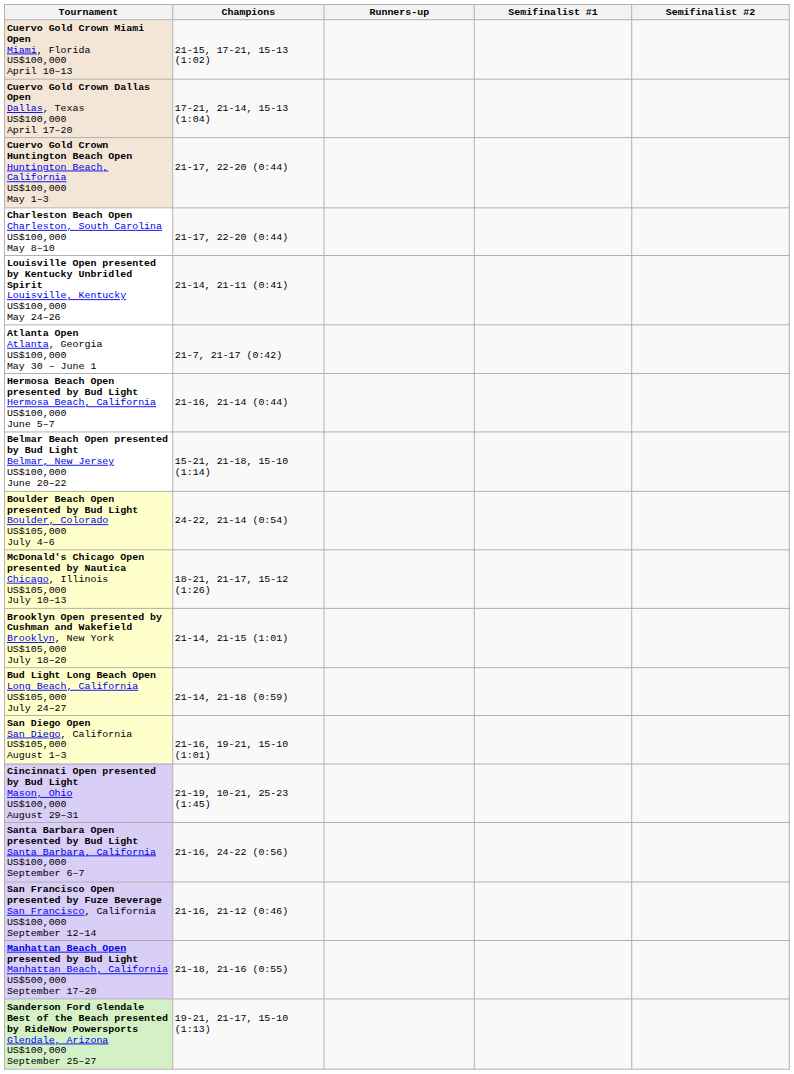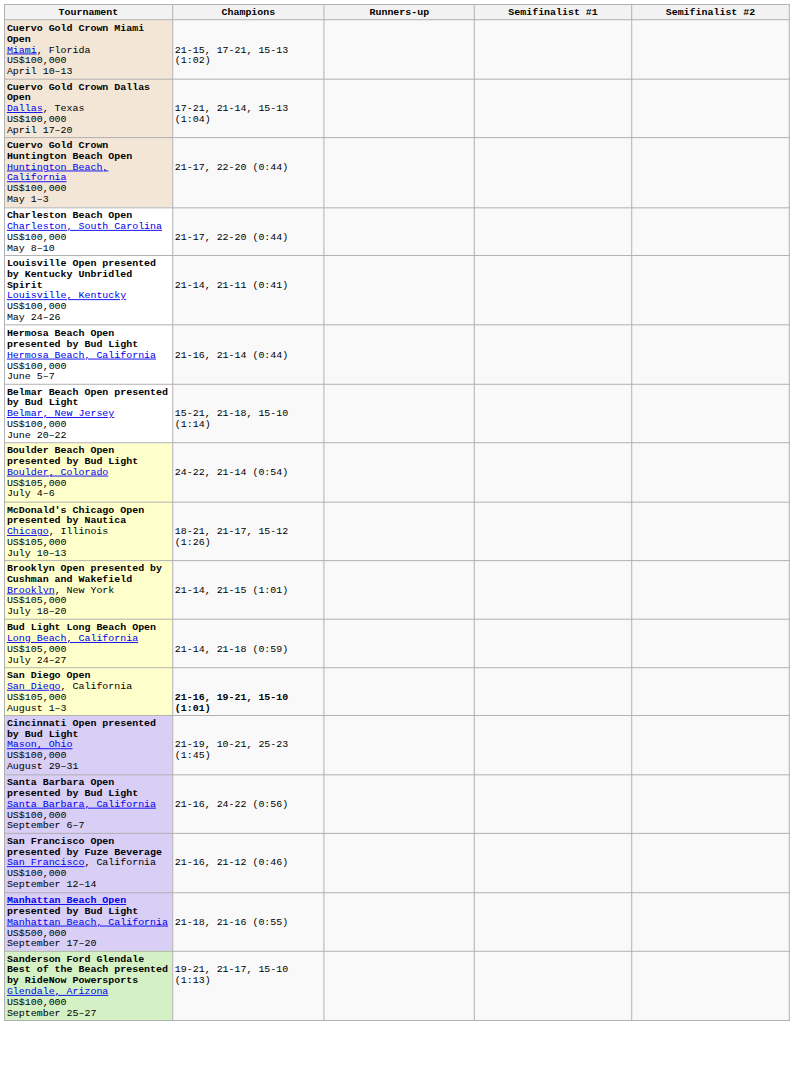- row: (55, 349)
(232, 751) normal -> (232, 703) bold
